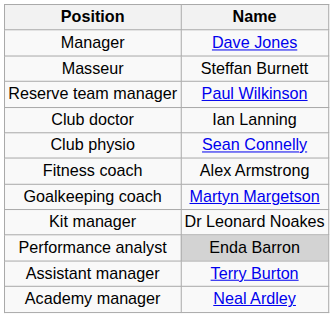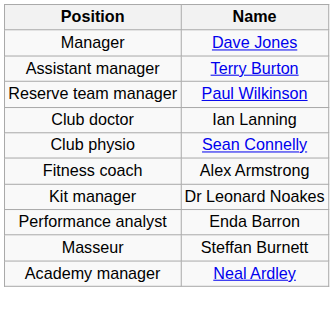rows swapped: (93, 273) <-> (93, 68)
- row: (93, 196)
(255, 247) lightgrey background -> (255, 222) no background
